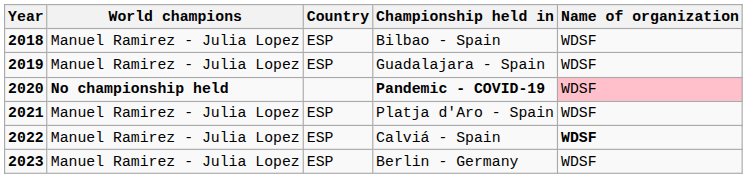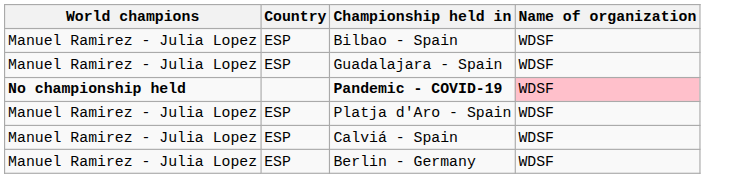- column: (26, 17)
(579, 137) bold -> (536, 137) normal
